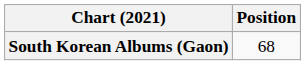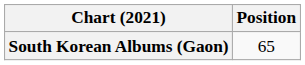(266, 45) 68 -> (266, 45) 65
